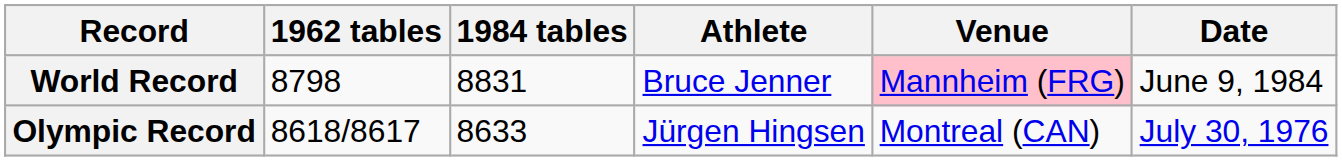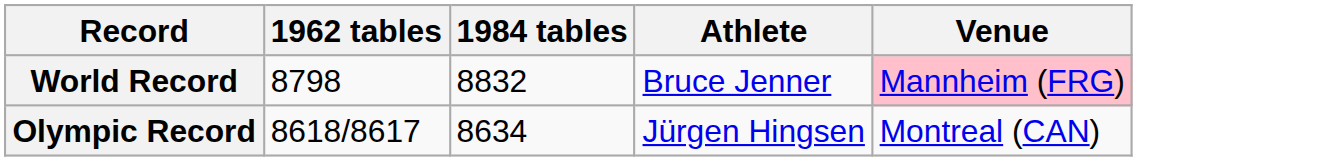- column: (1234, 30)
(492, 81) 8831 -> (492, 81) 8832
(492, 131) 8633 -> (492, 131) 8634
